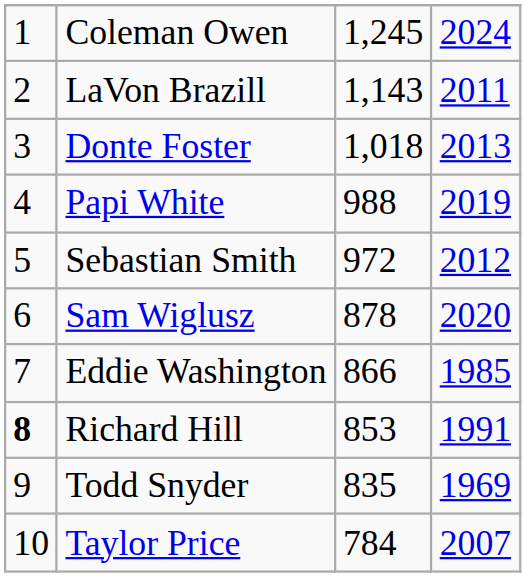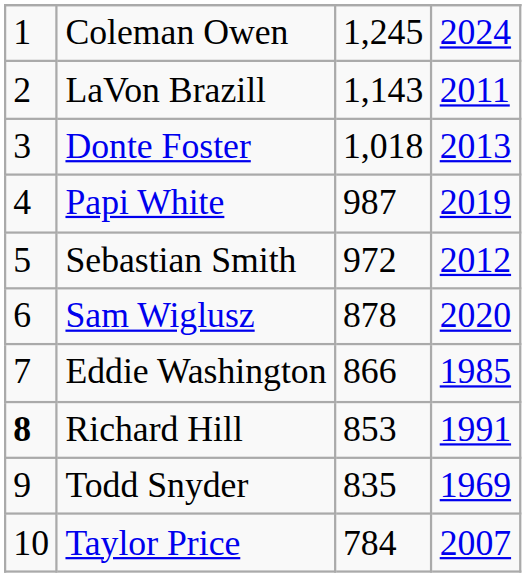(370, 202) 988 -> (370, 202) 987
